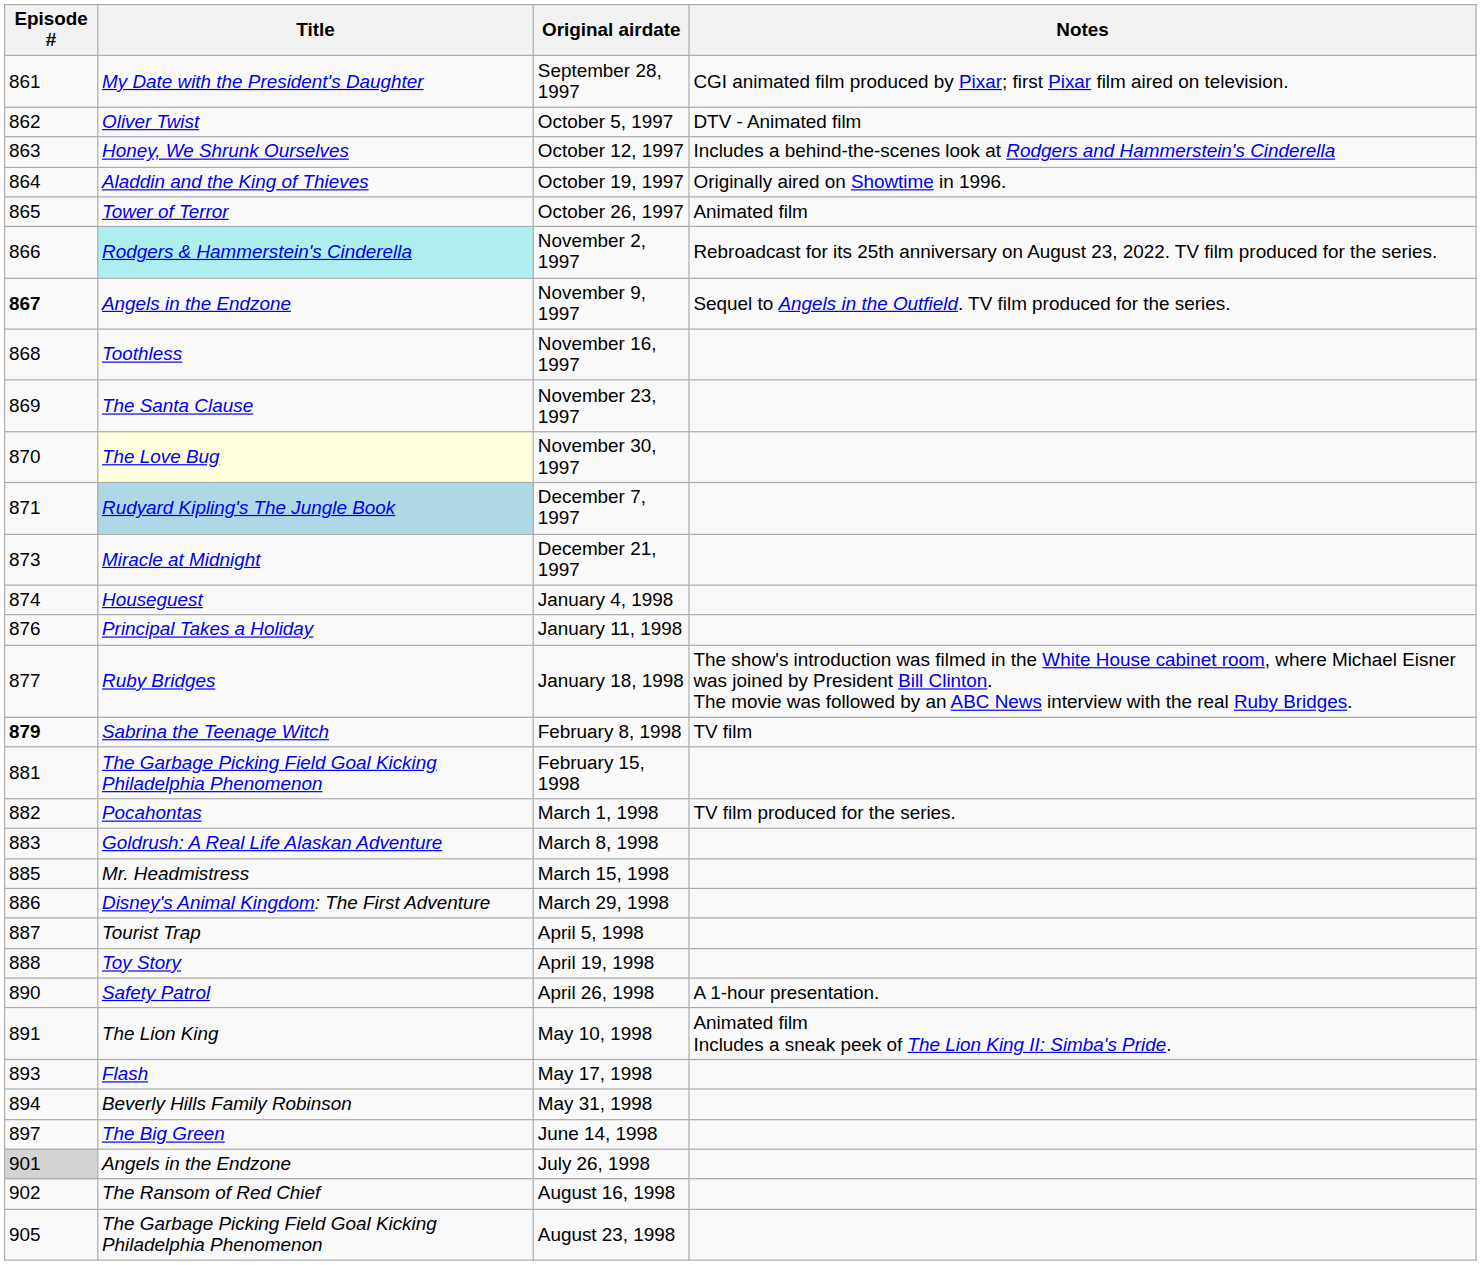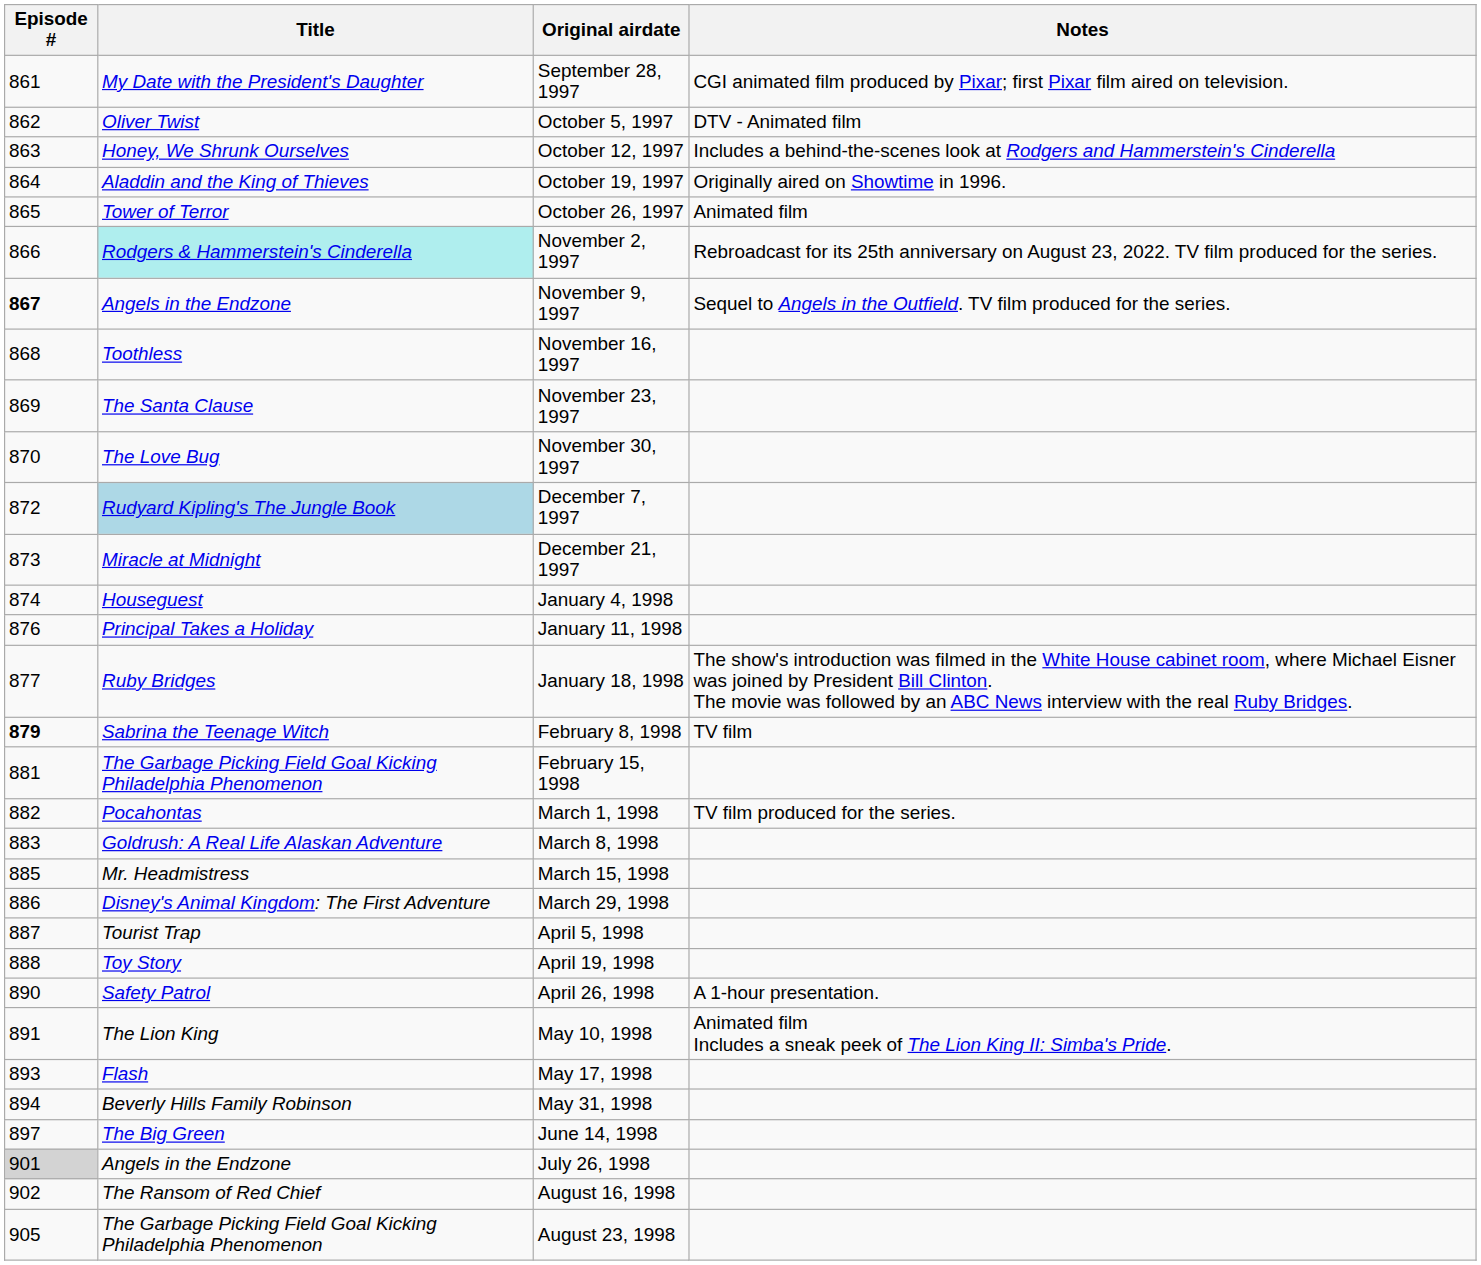(161, 456) lightyellow background -> (161, 456) no background
(25, 508) 871 -> (25, 508) 872
